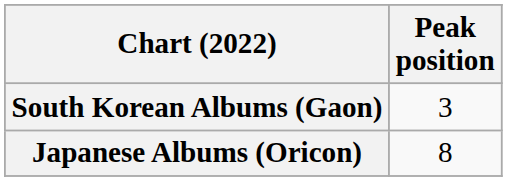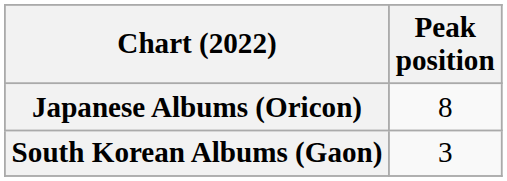rows swapped: (197, 152) <-> (197, 106)
